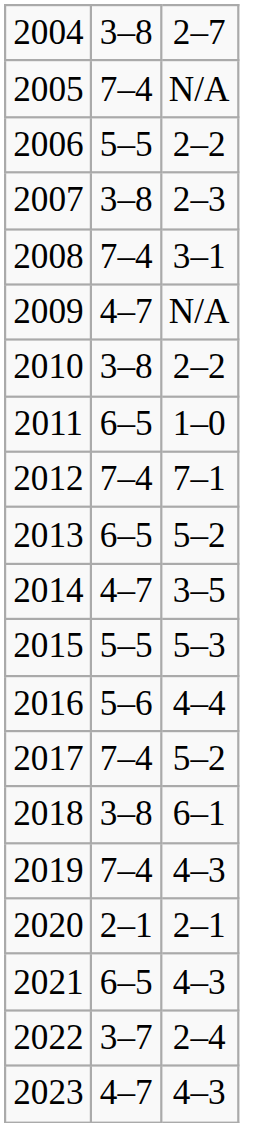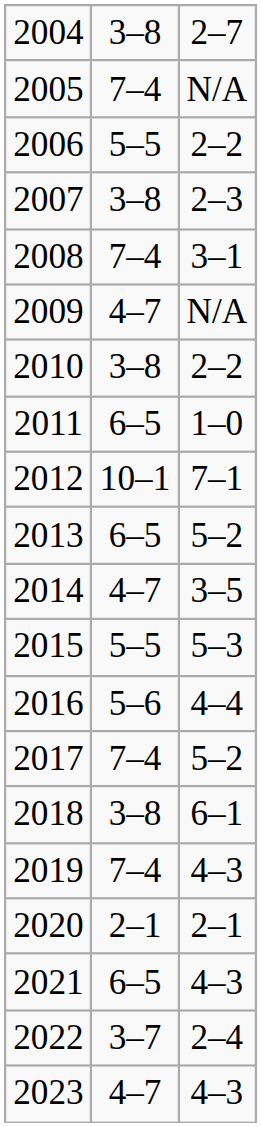(126, 479) 7–4 -> (135, 479) 10–1
